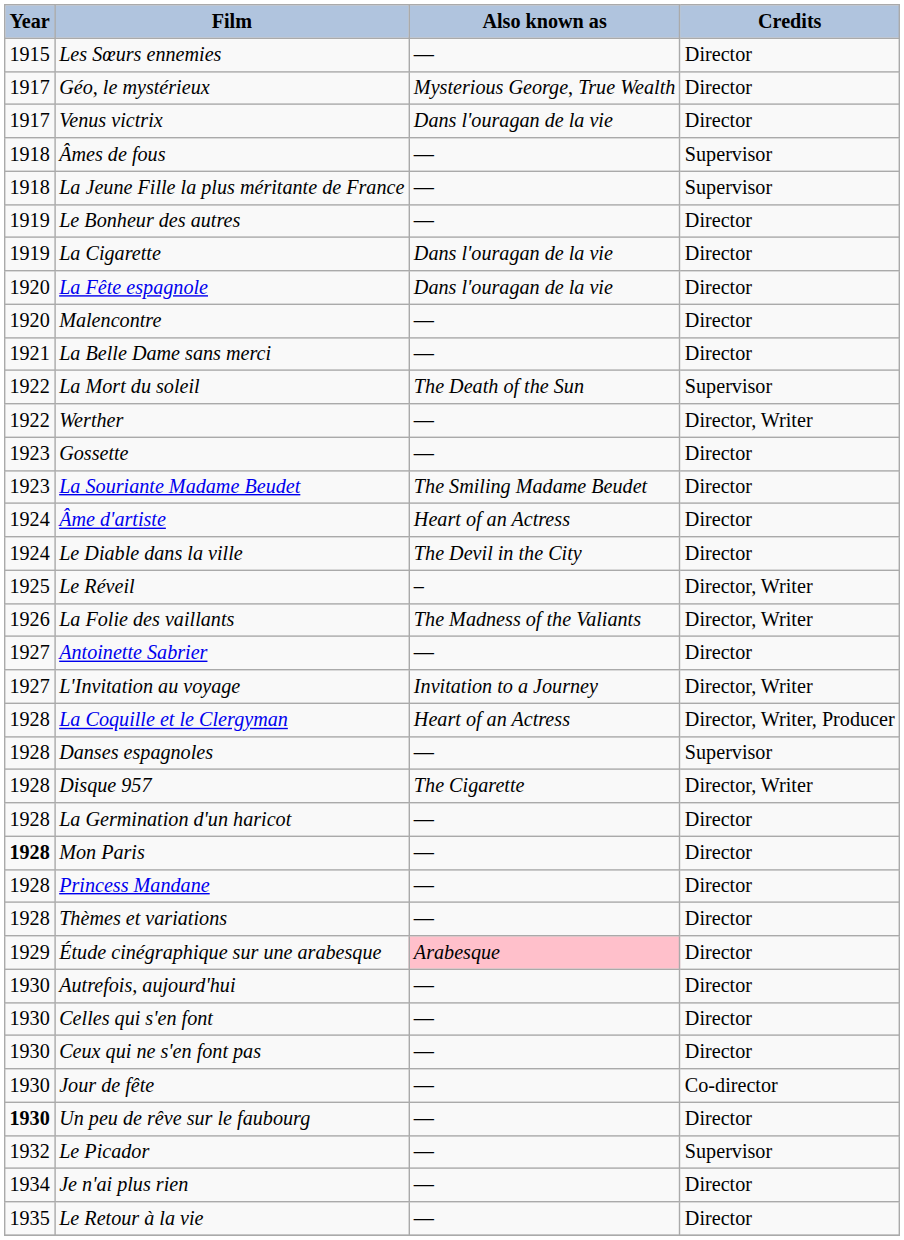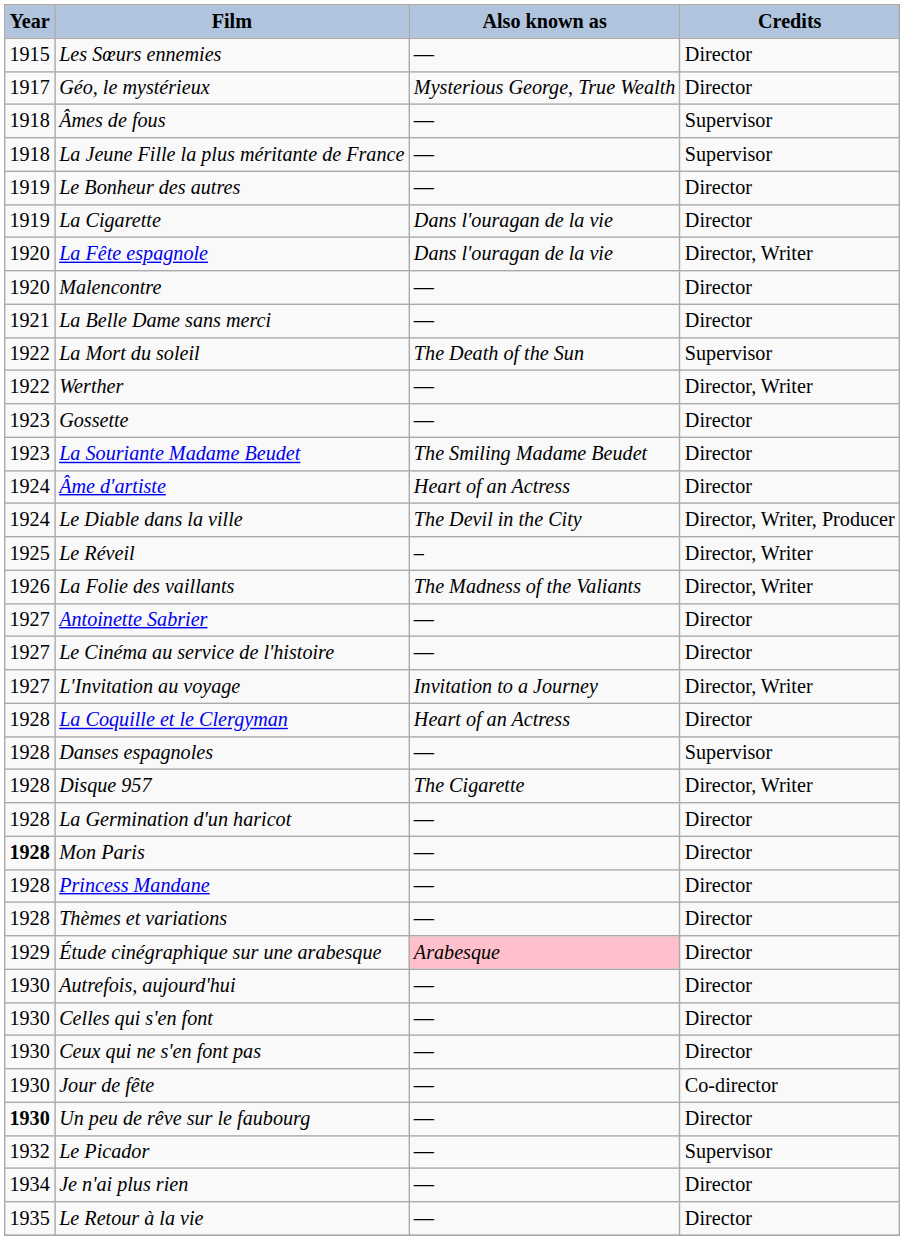- row: (111, 121)
(718, 287) Director -> (749, 254) Director, Writer
(718, 553) Director -> (790, 520) Director, Writer, Producer
+ row: (197, 653)
(790, 719) Director, Writer, Producer -> (718, 719) Director
